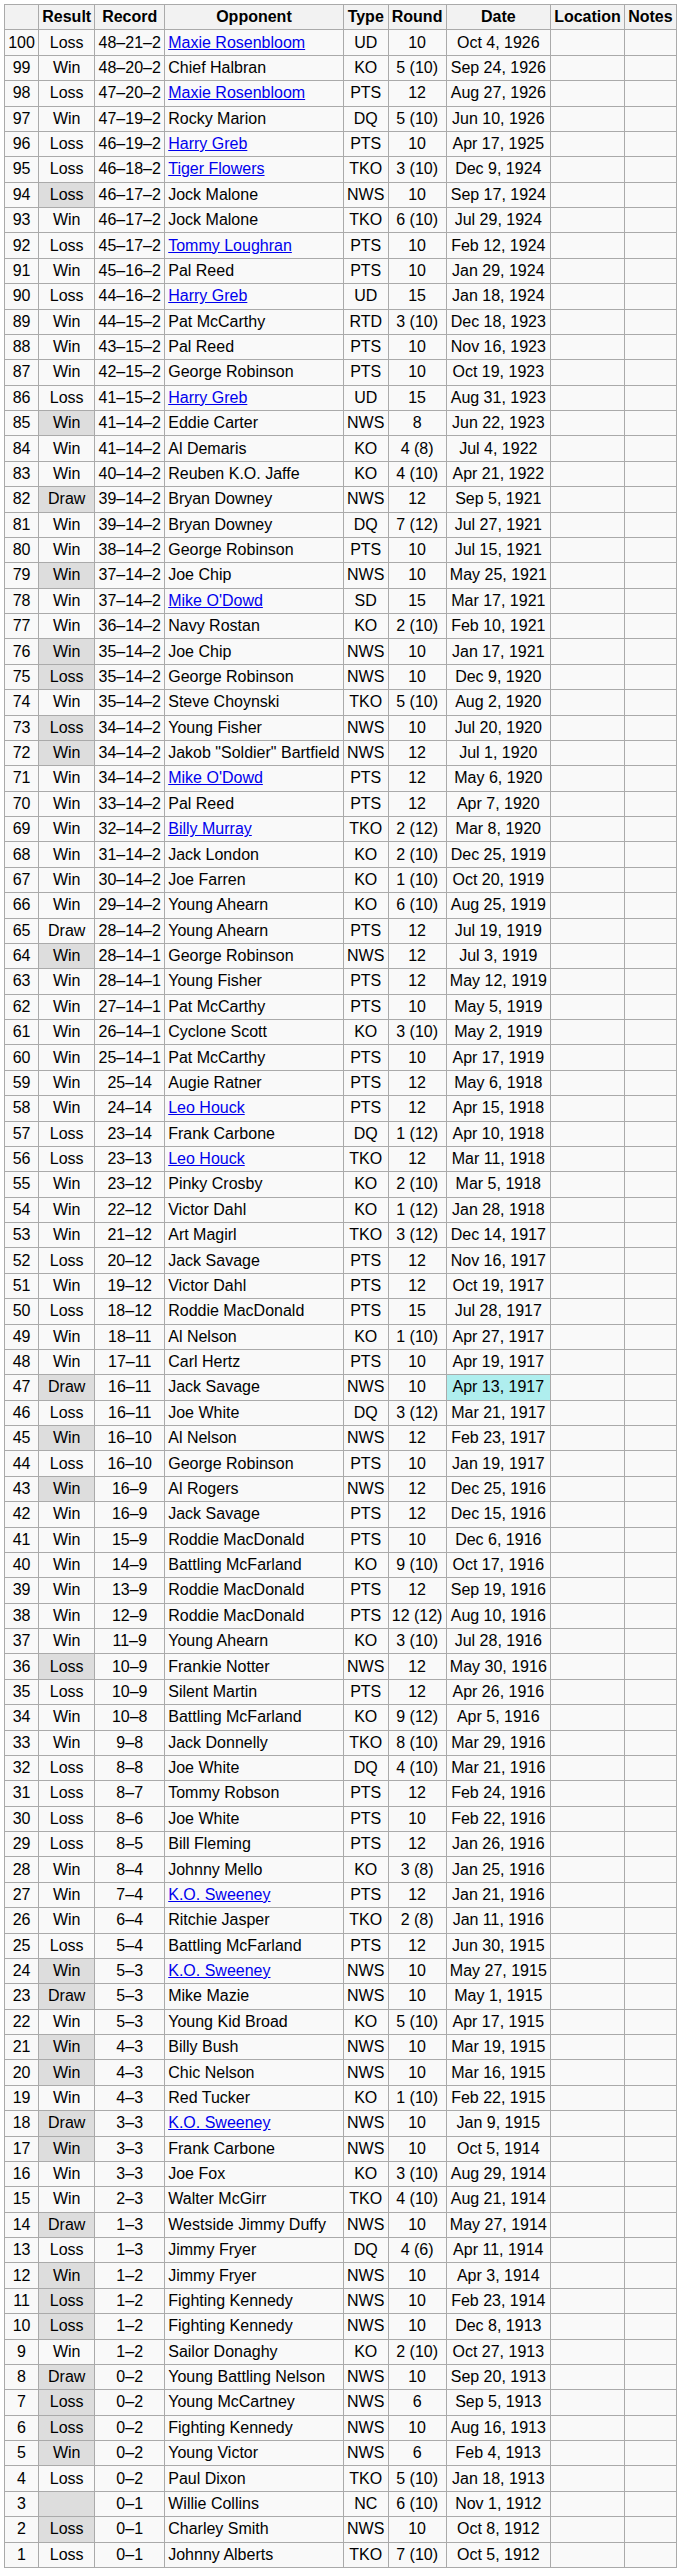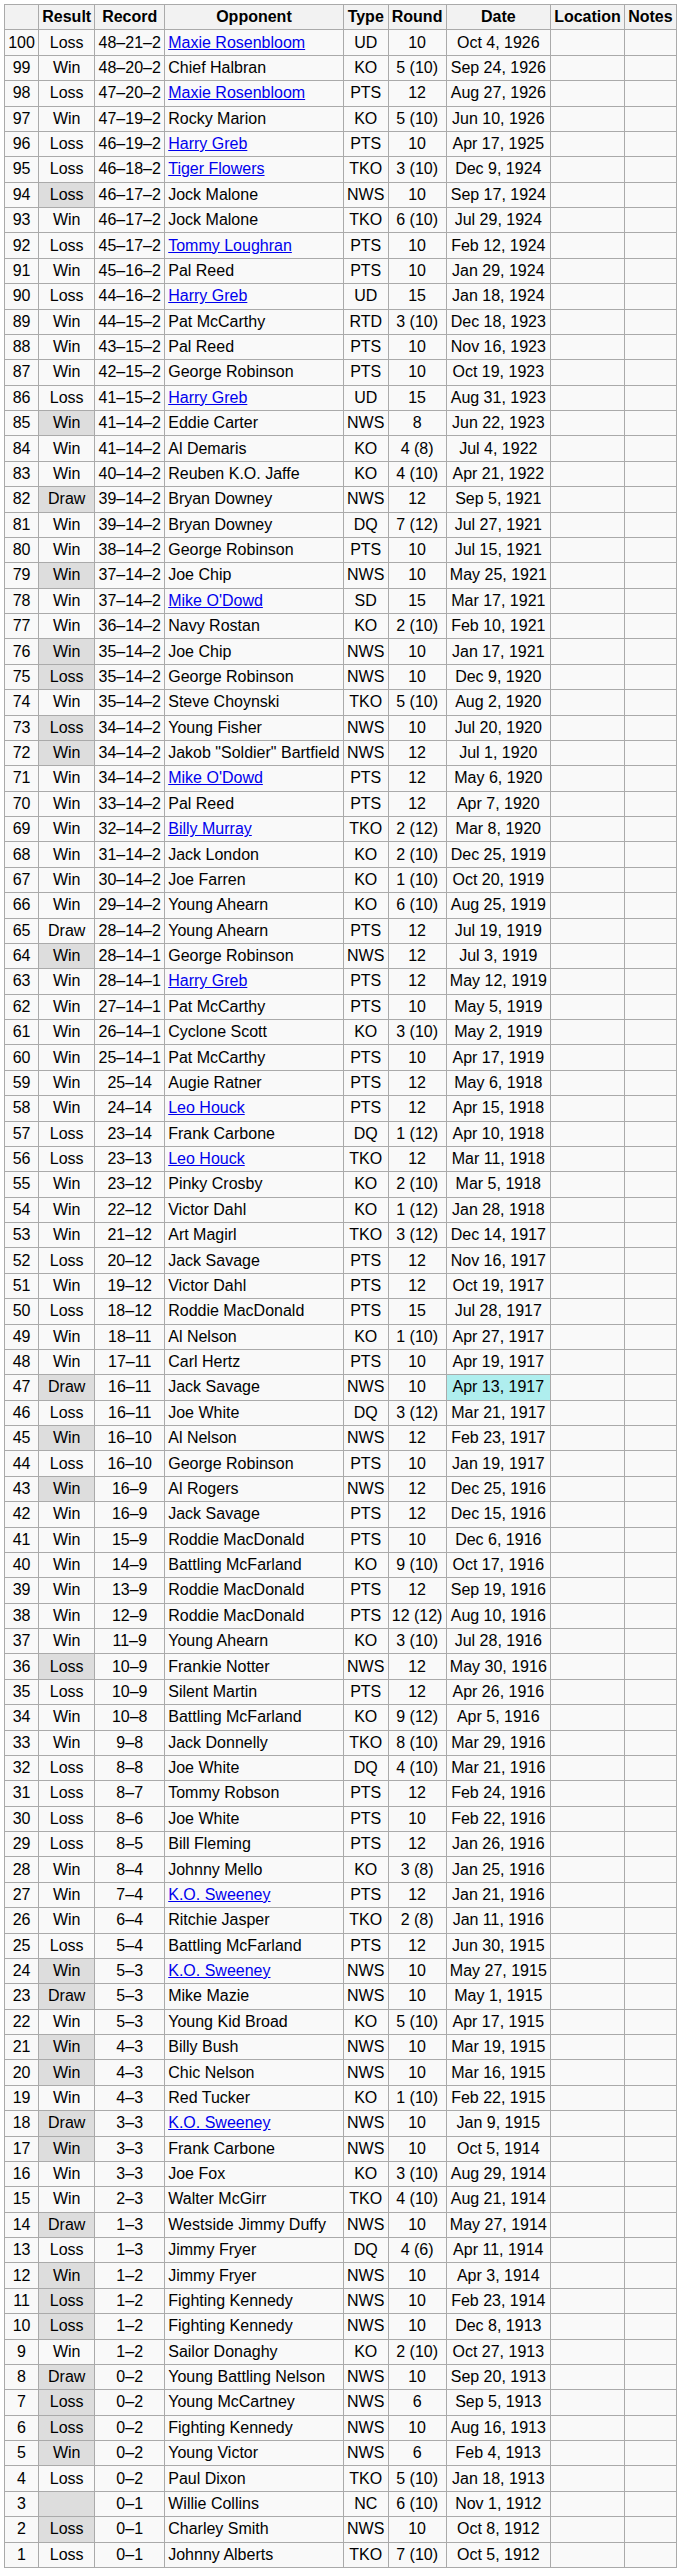(366, 118) DQ -> (366, 118) KO
(215, 981) Young Fisher -> (208, 981) Harry Greb
